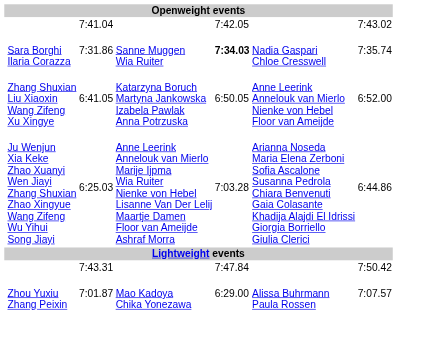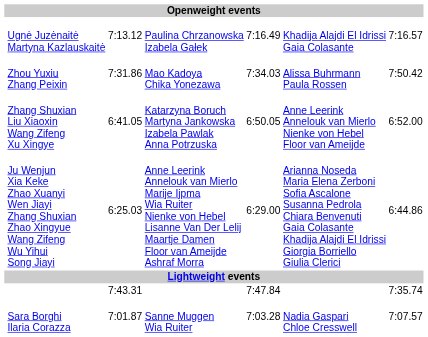- row: (96, 24)
+ row: (125, 36)
(39, 56) Sara Borghi Ilaria Corazza -> (37, 79) Zhou Yuxiu Zhang Peixin
(150, 56) Sanne Muggen Wia Ruiter -> (183, 79) Mao Kadoya Chika Yonezawa
(232, 50) bold -> (263, 73) normal
(289, 56) Nadia Gaspari Chloe Cresswell -> (322, 79) Alissa Buhrmann Paula Rossen
(375, 50) 7:35.74 -> (406, 73) 7:50.42
(232, 188) 7:03.28 -> (263, 211) 6:29.00
(375, 268) 7:50.42 -> (406, 291) 7:35.74
(37, 299) Zhou Yuxiu Zhang Peixin -> (39, 322) Sara Borghi Ilaria Corazza
(154, 299) Mao Kadoya Chika Yonezawa -> (179, 322) Sanne Muggen Wia Ruiter
(232, 293) 6:29.00 -> (263, 316) 7:03.28
(291, 299) Alissa Buhrmann Paula Rossen -> (320, 322) Nadia Gaspari Chloe Cresswell
